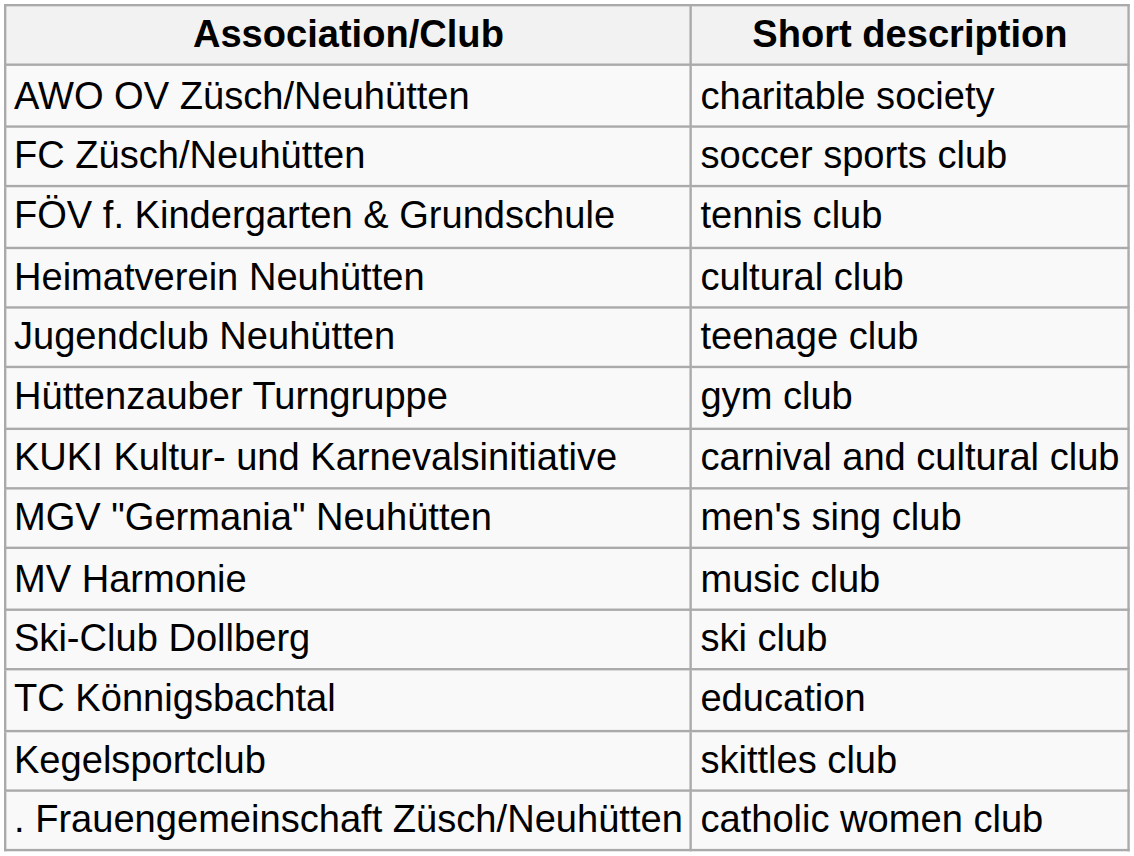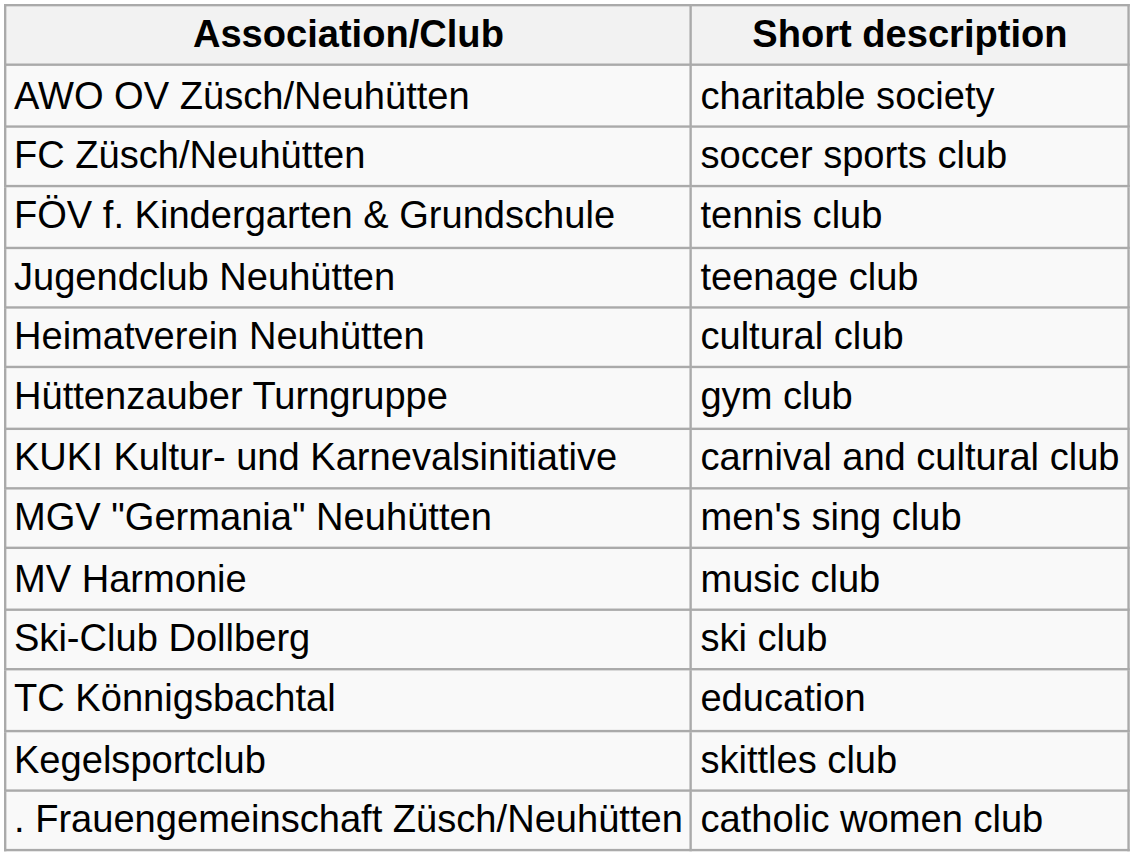rows swapped: (219, 276) <-> (205, 336)
